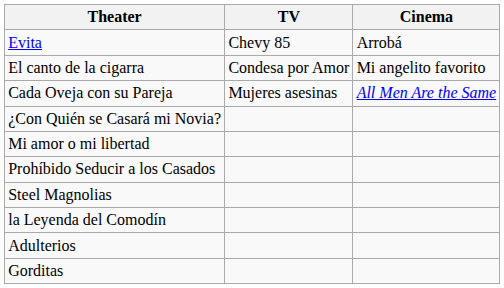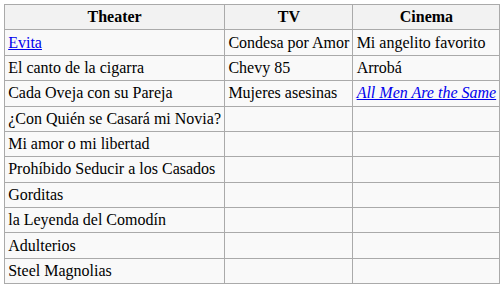(259, 42) Chevy 85 -> (289, 42) Condesa por Amor
(379, 42) Arrobá -> (421, 42) Mi angelito favorito
(289, 67) Condesa por Amor -> (259, 67) Chevy 85
(421, 67) Mi angelito favorito -> (379, 67) Arrobá
rows swapped: (36, 270) <-> (60, 194)
